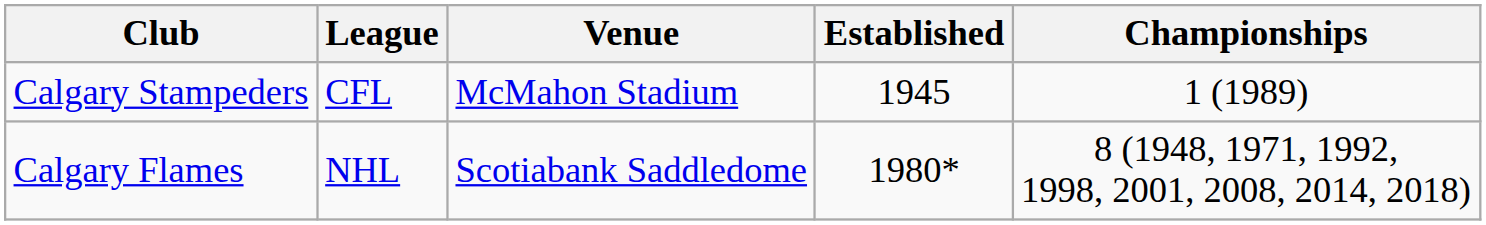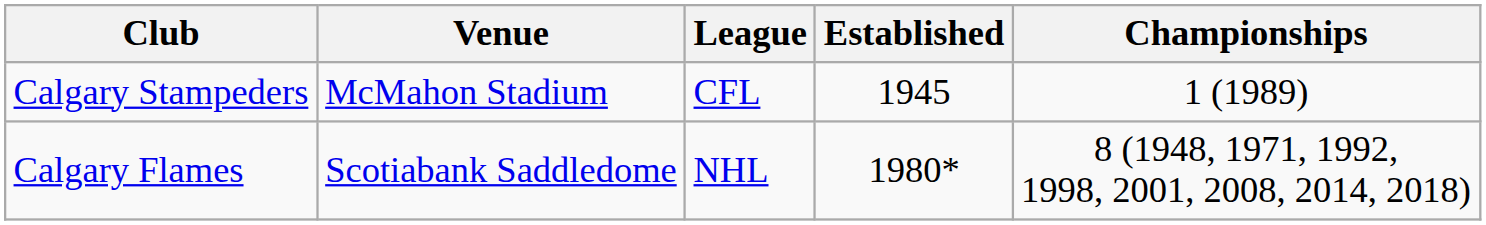columns swapped: (382, 33) <-> (631, 33)
